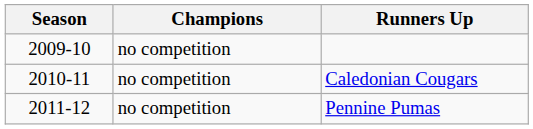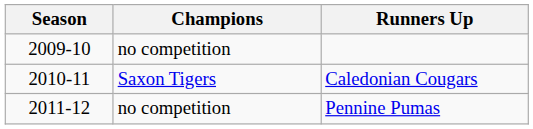(174, 78) no competition -> (167, 78) Saxon Tigers
